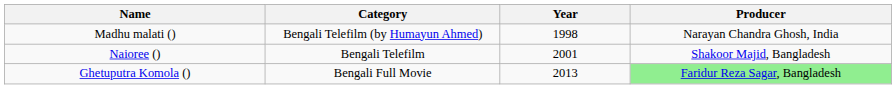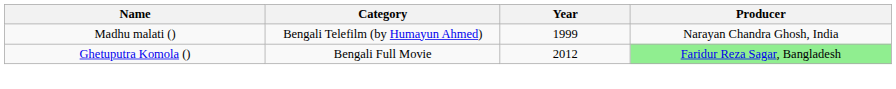(565, 34) 1998 -> (565, 34) 1999
- row: (135, 53)
(565, 73) 2013 -> (565, 53) 2012
